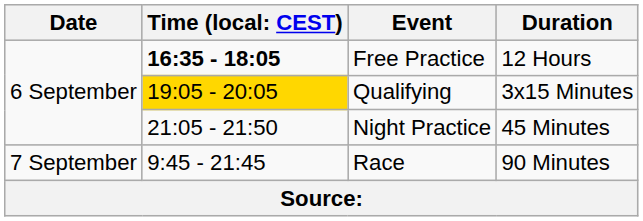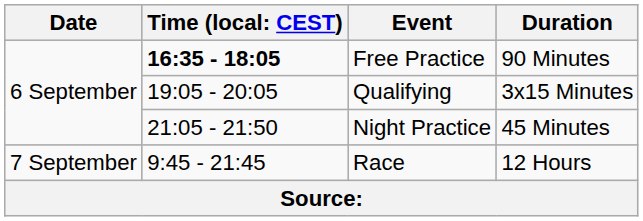(546, 58) 12 Hours -> (556, 58) 90 Minutes
(213, 93) gold background -> (213, 93) no background
(556, 163) 90 Minutes -> (546, 163) 12 Hours
